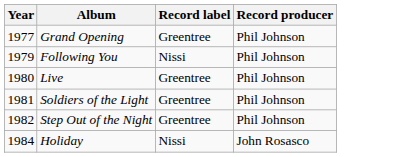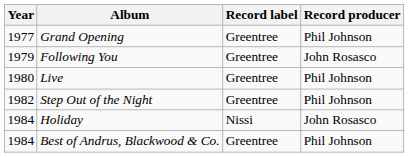(172, 57) Nissi -> (252, 57) Greentree
(271, 57) Phil Johnson -> (340, 57) John Rosasco
- row: (94, 99)
+ row: (130, 141)
